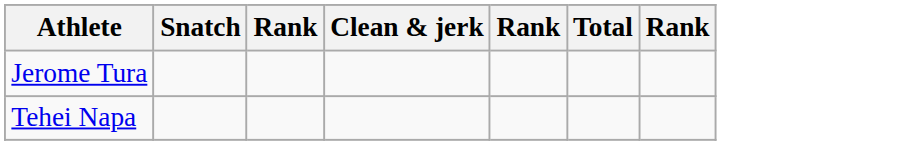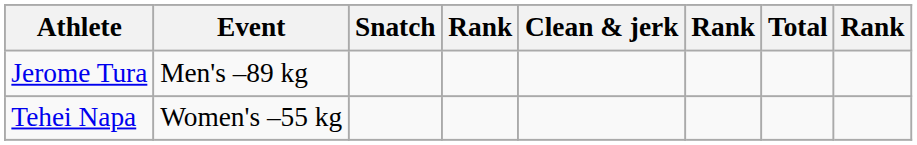+ column: (251, 27)
